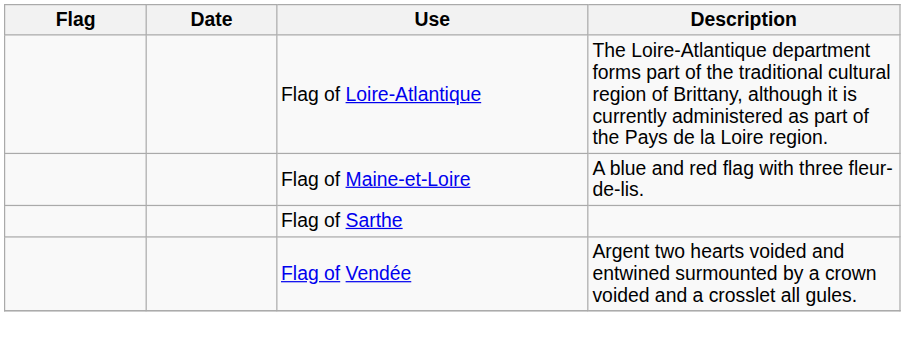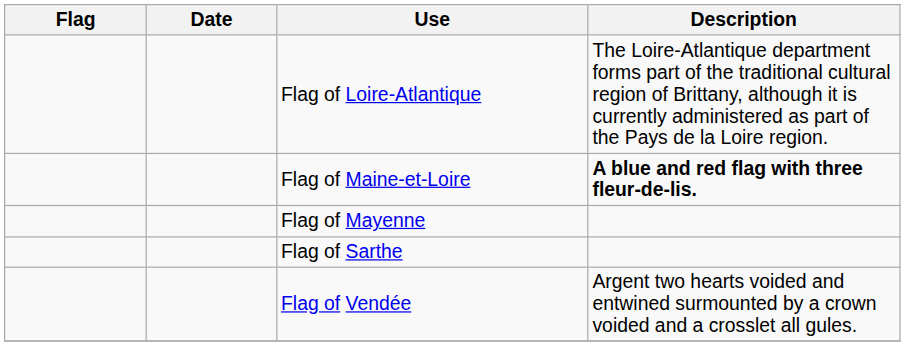(743, 179) normal -> (728, 179) bold
+ row: (353, 220)
